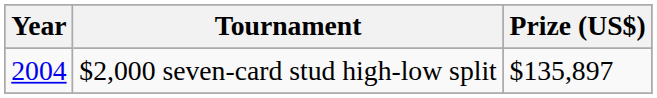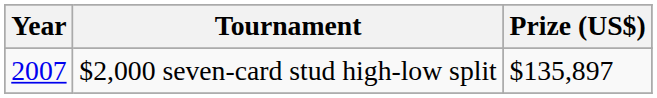(39, 70) 2004 -> (39, 70) 2007
